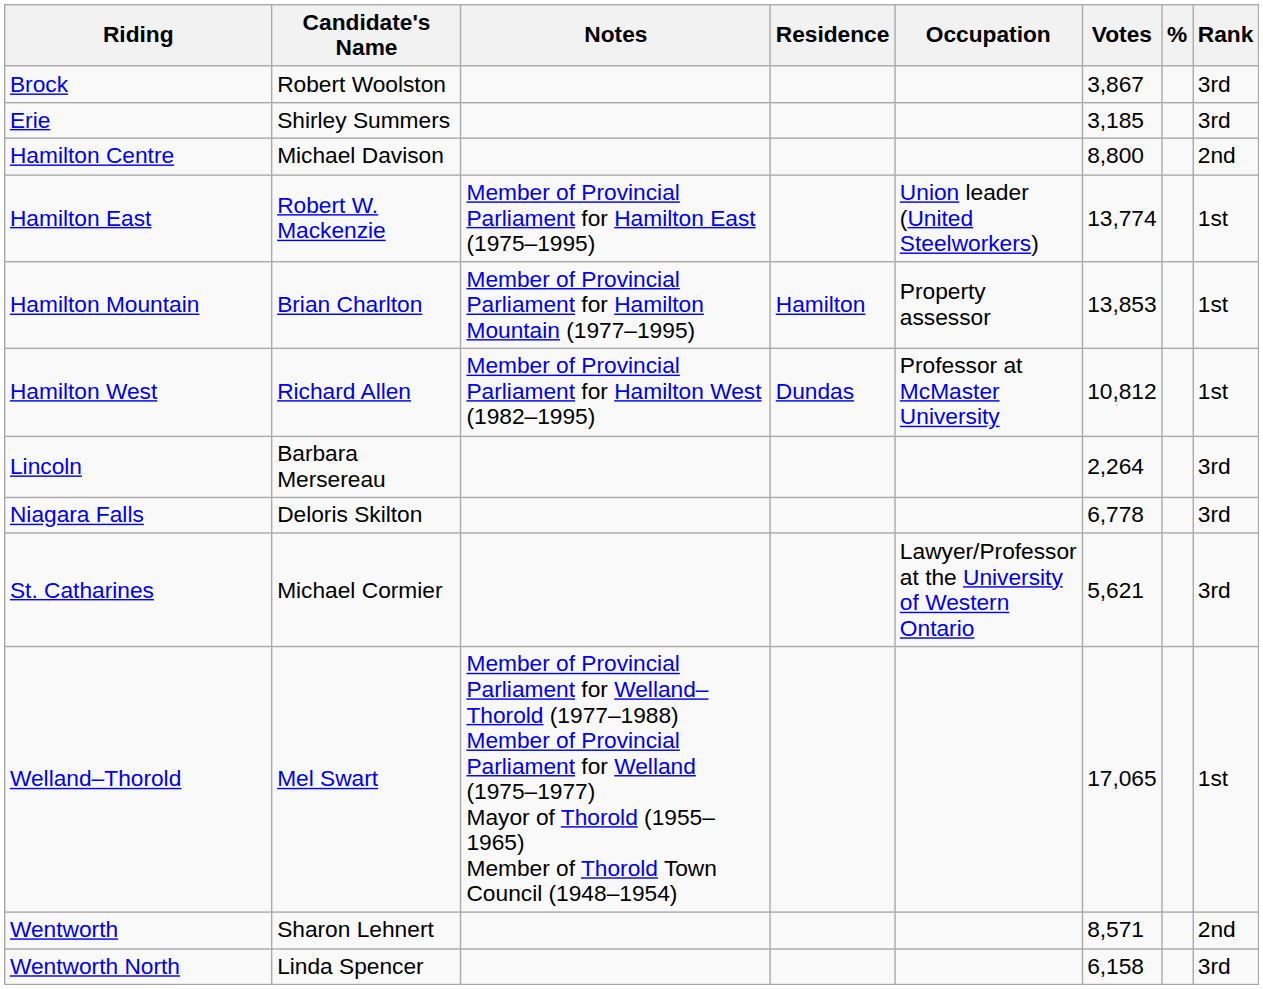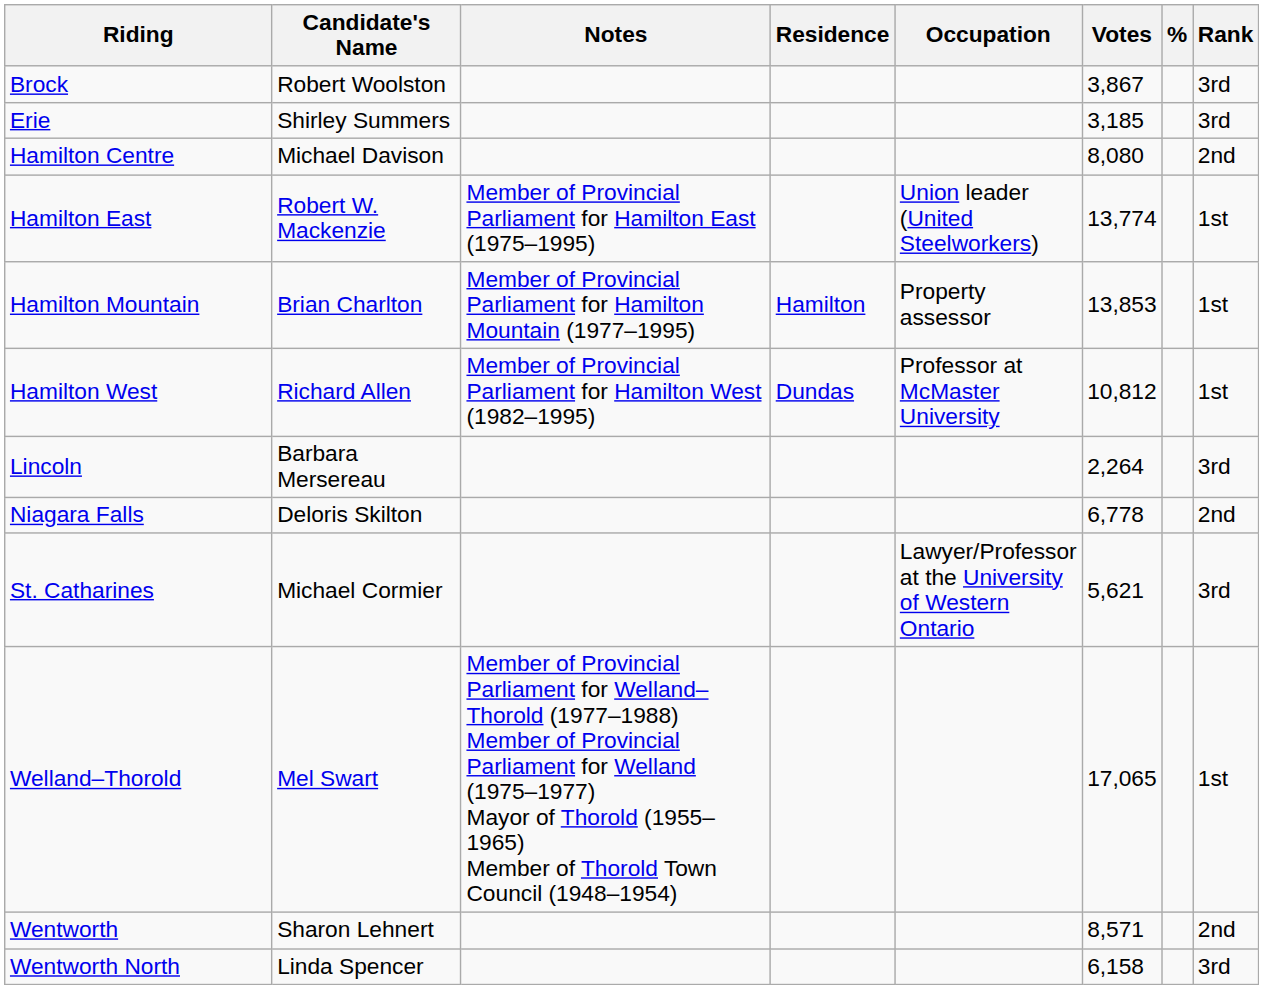(1116, 156) 8,800 -> (1116, 156) 8,080
(1214, 515) 3rd -> (1217, 515) 2nd
